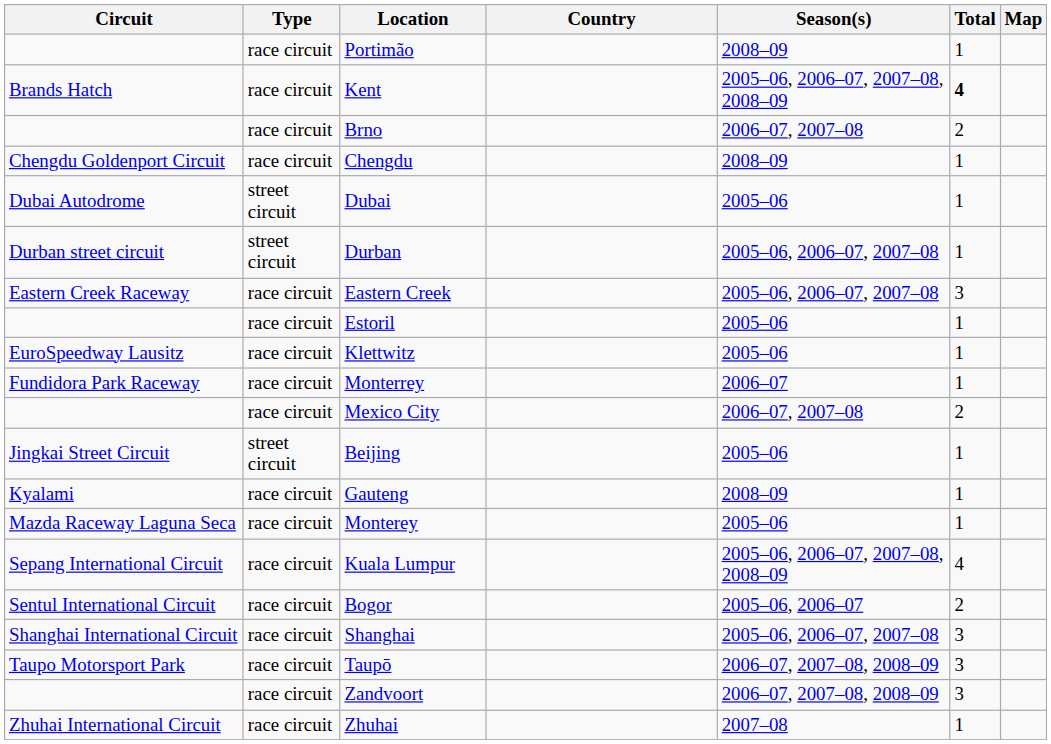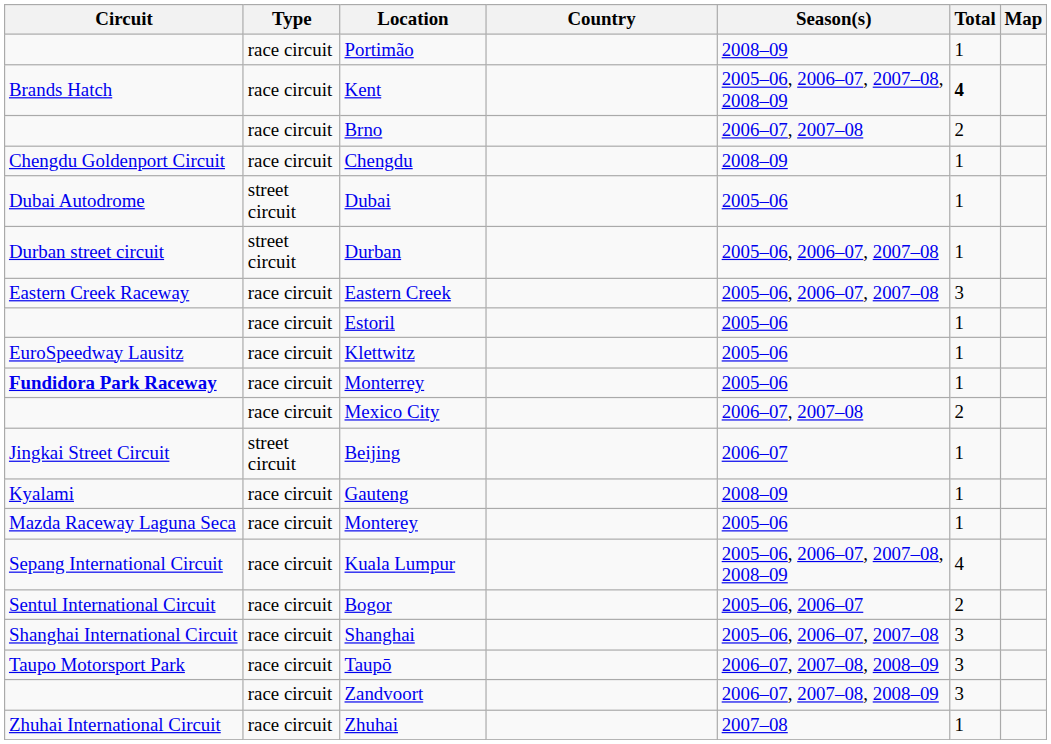(104, 382) normal -> (113, 382) bold
(755, 382) 2006–07 -> (755, 382) 2005–06
(755, 453) 2005–06 -> (755, 453) 2006–07
